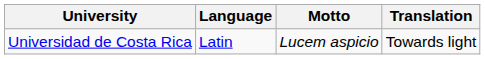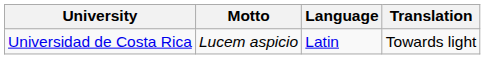columns swapped: (329, 16) <-> (236, 16)
